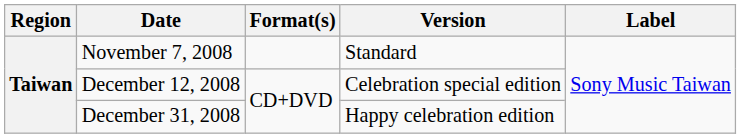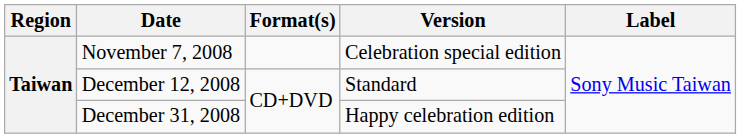(381, 52) Standard -> (453, 52) Celebration special edition
(453, 84) Celebration special edition -> (381, 84) Standard
